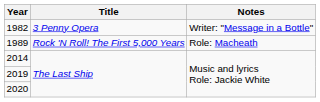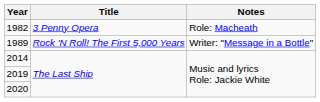(251, 27) Writer: "Message in a Bottle" -> (223, 27) Role: Macheath
(223, 43) Role: Macheath -> (251, 43) Writer: "Message in a Bottle"
